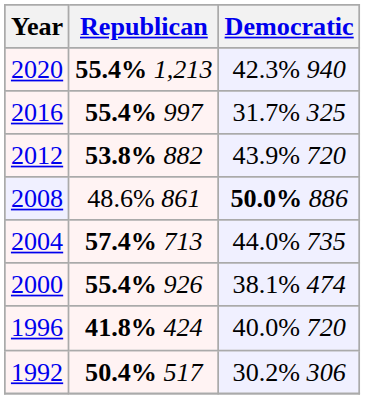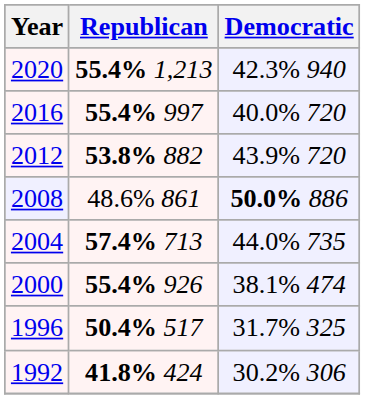(289, 112) 31.7% 325 -> (289, 112) 40.0% 720
(144, 327) 41.8% 424 -> (144, 327) 50.4% 517
(289, 327) 40.0% 720 -> (289, 327) 31.7% 325
(144, 371) 50.4% 517 -> (144, 371) 41.8% 424
